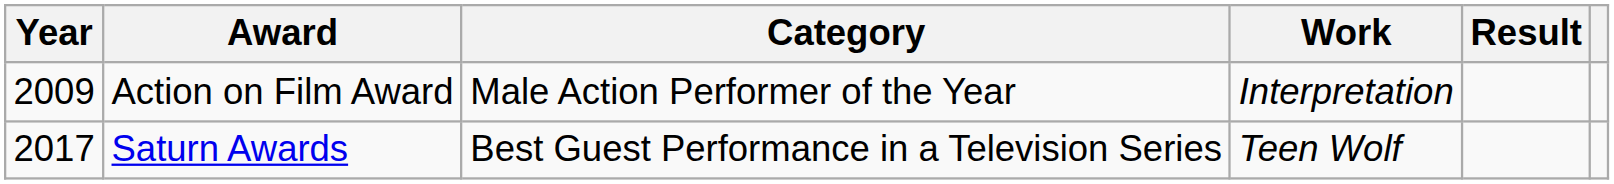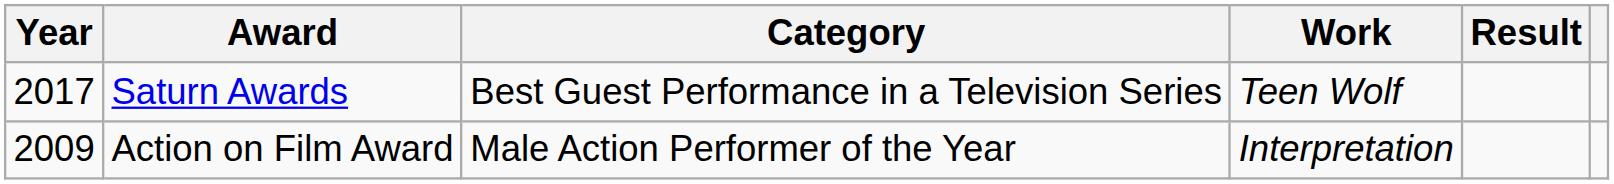rows swapped: (283, 91) <-> (230, 149)
